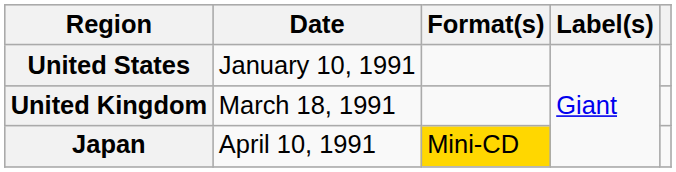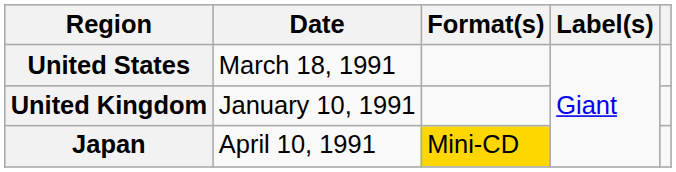(317, 65) January 10, 1991 -> (307, 65) March 18, 1991
(307, 105) March 18, 1991 -> (317, 105) January 10, 1991
